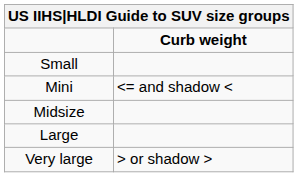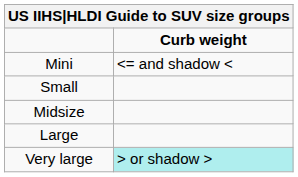rows swapped: (59, 87) <-> (59, 64)
(165, 159) no background -> (165, 159) paleturquoise background
